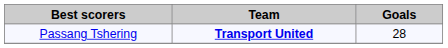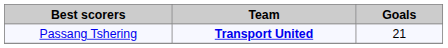(399, 34) 28 -> (399, 34) 21
